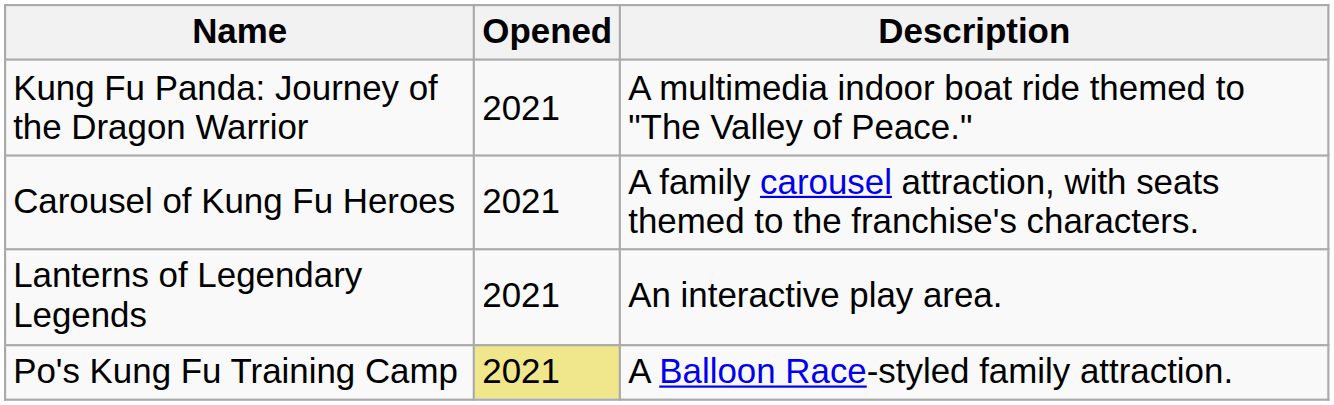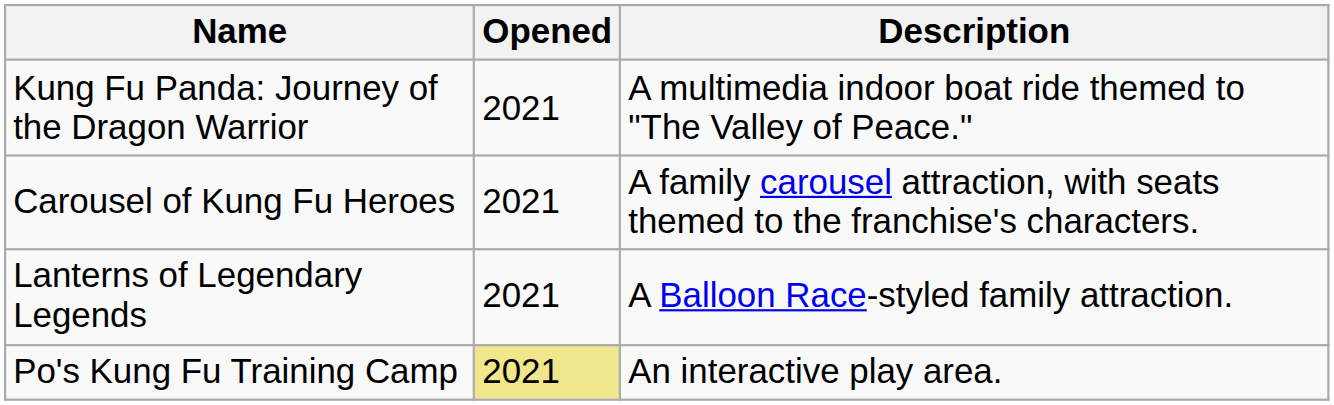(815, 296) An interactive play area. -> (931, 296) A Balloon Race-styled family attraction.
(931, 371) A Balloon Race-styled family attraction. -> (815, 371) An interactive play area.
